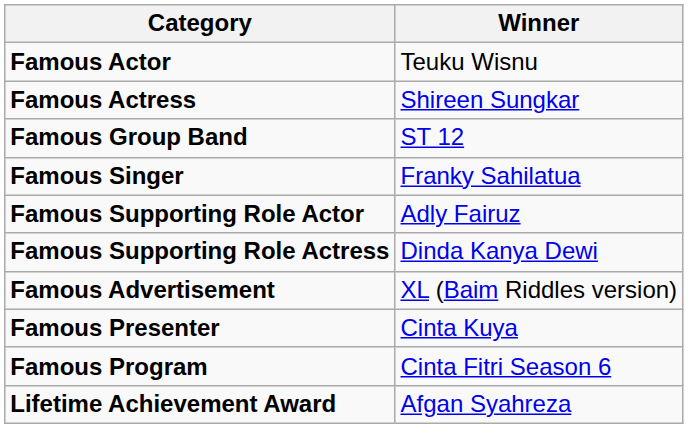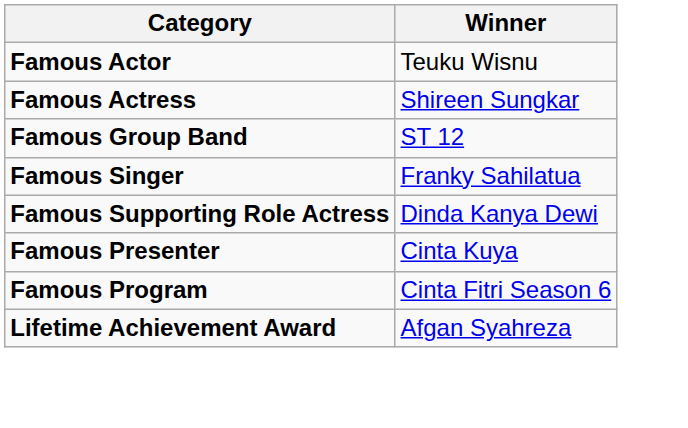- row: (187, 213)
- row: (143, 289)
